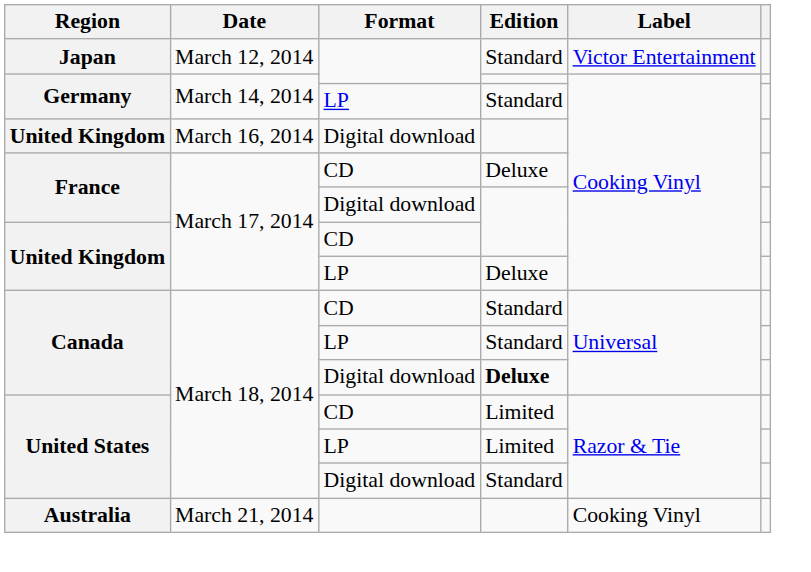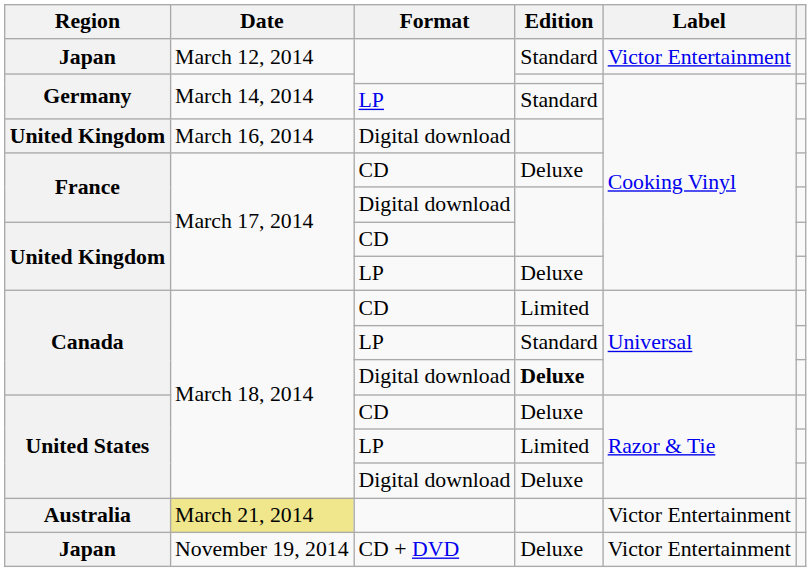(524, 307) Standard -> (555, 307) Limited
(520, 411) Limited -> (552, 411) Deluxe
(524, 480) Standard -> (552, 480) Deluxe
(244, 514) no background -> (244, 514) khaki background
(637, 514) Cooking Vinyl -> (699, 514) Victor Entertainment
+ row: (87, 549)
